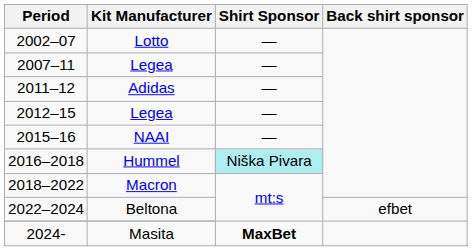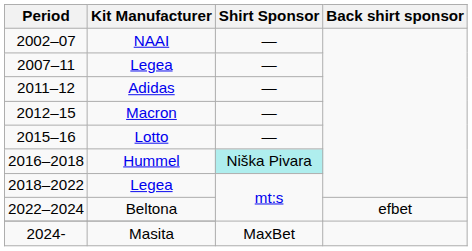(151, 40) Lotto -> (151, 40) NAAI
(151, 112) Legea -> (151, 112) Macron
(151, 137) NAAI -> (151, 137) Lotto
(151, 185) Macron -> (151, 185) Legea
(269, 233) bold -> (269, 233) normal
